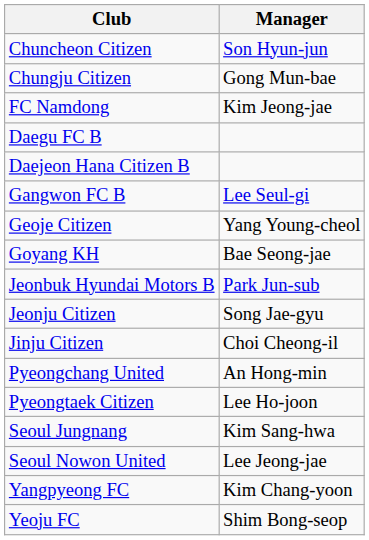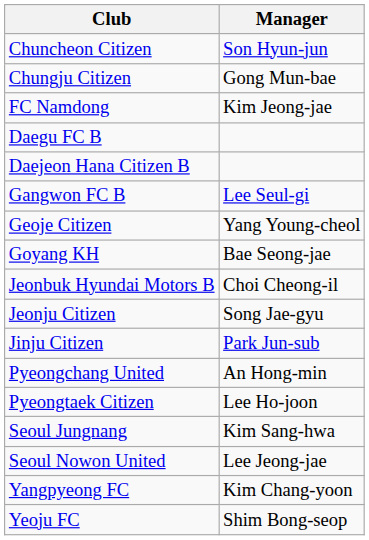(271, 284) Park Jun-sub -> (281, 284) Choi Cheong-il
(281, 343) Choi Cheong-il -> (271, 343) Park Jun-sub
